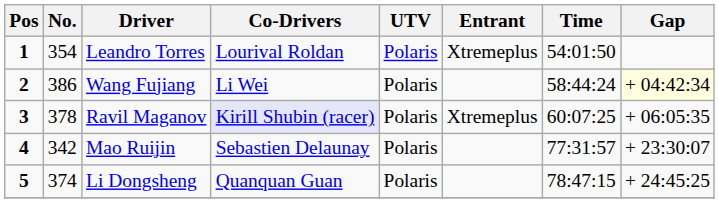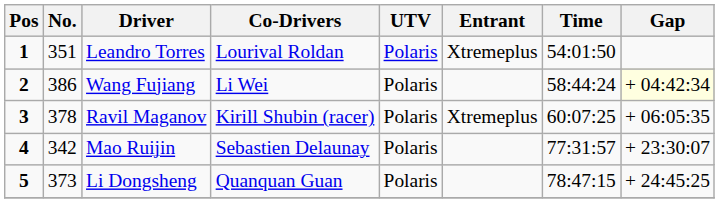(62, 52) 354 -> (62, 52) 351
(295, 116) lavender background -> (295, 116) no background
(62, 180) 374 -> (62, 180) 373
